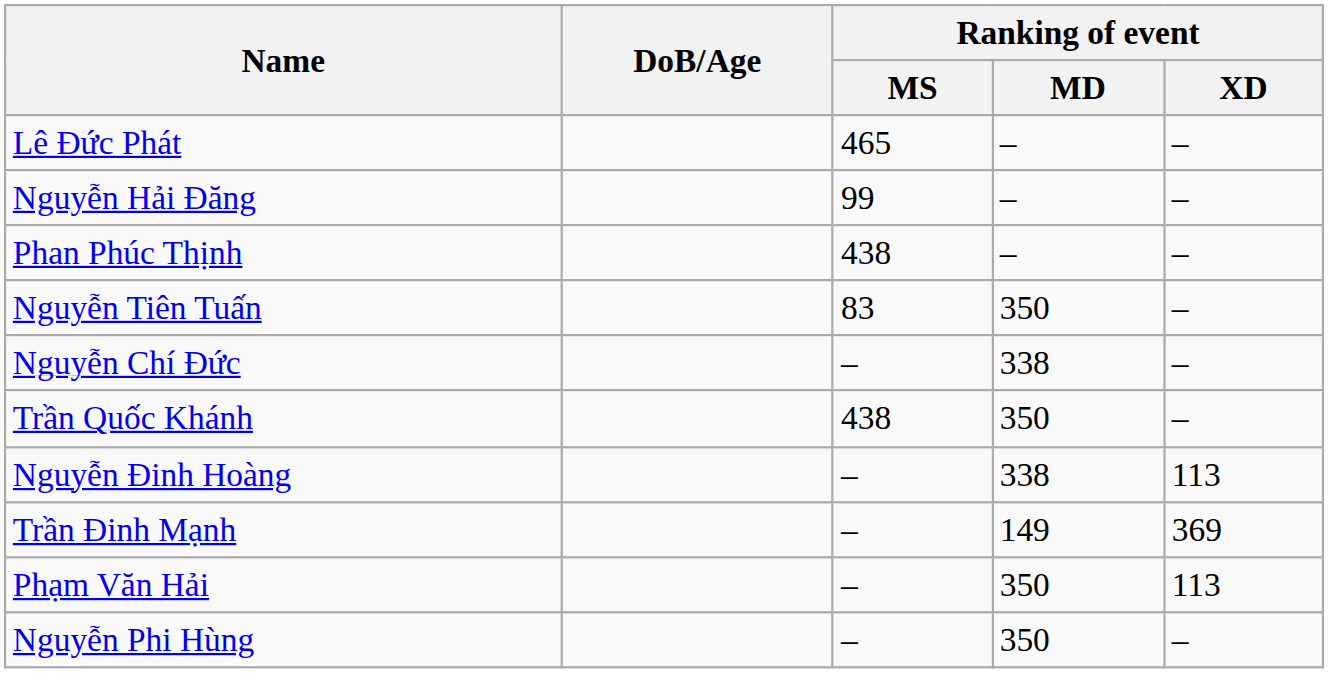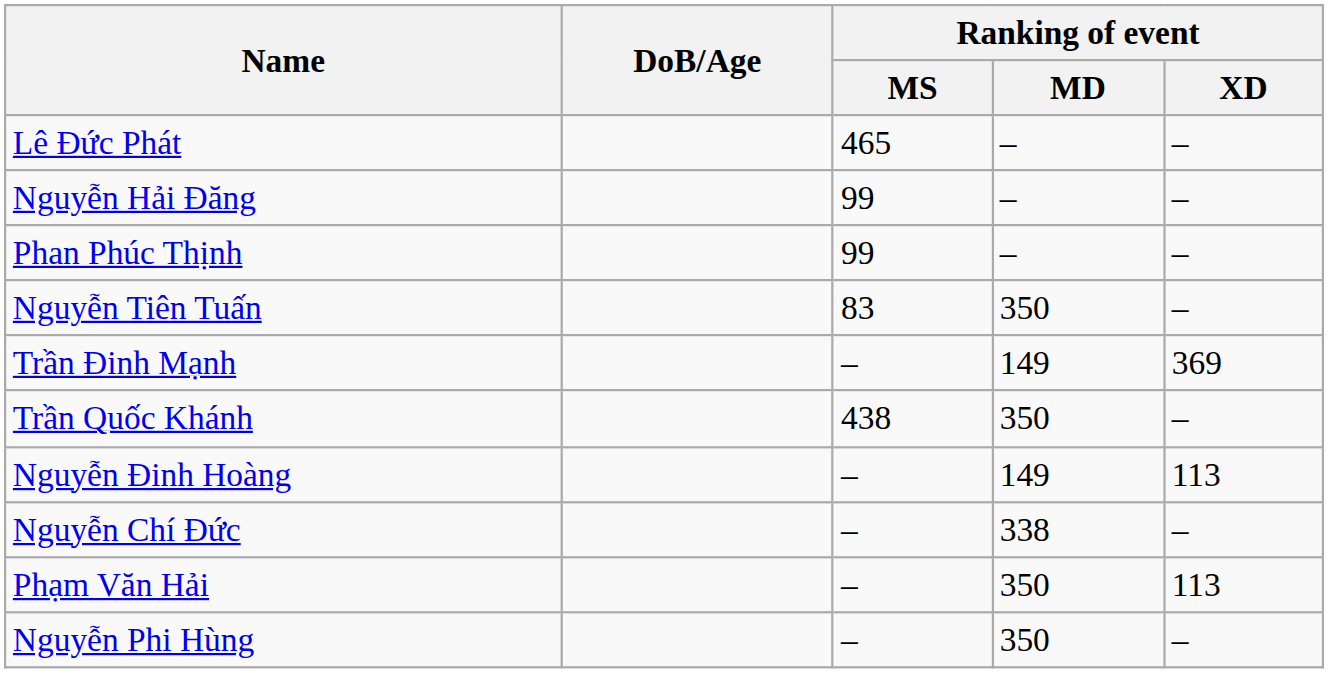(866, 252) 438 -> (858, 252) 99
rows swapped: (127, 363) <-> (125, 528)
(1025, 473) 338 -> (1025, 473) 149
